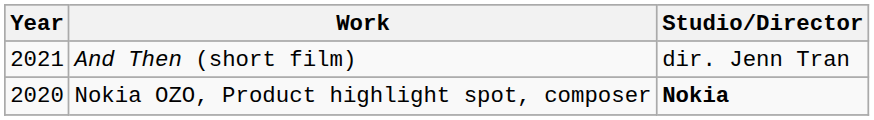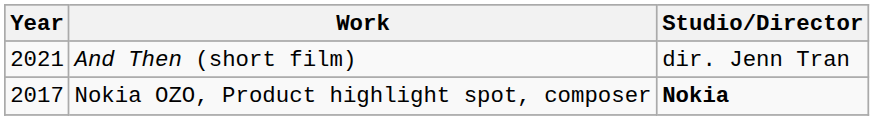(37, 96) 2020 -> (37, 96) 2017
